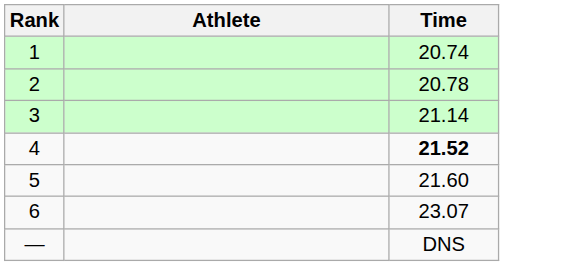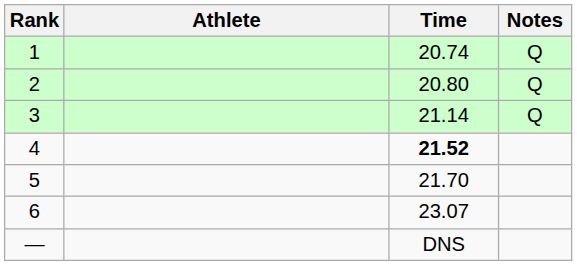+ column: (535, 20)
(444, 84) 20.78 -> (444, 84) 20.80
(444, 180) 21.60 -> (444, 180) 21.70
